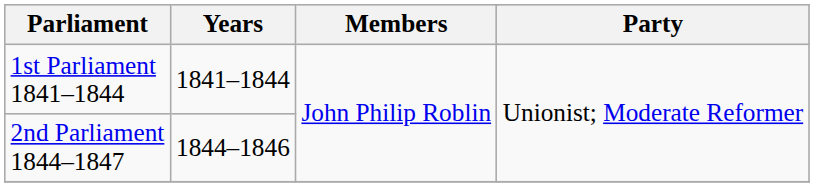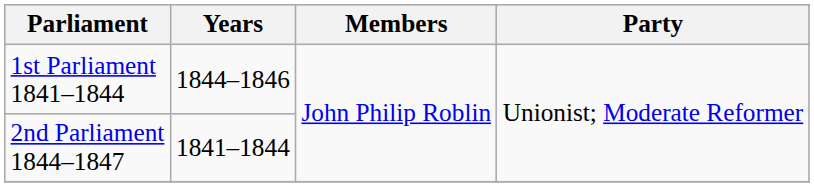(233, 78) 1841–1844 -> (233, 78) 1844–1846
(233, 147) 1844–1846 -> (233, 147) 1841–1844
